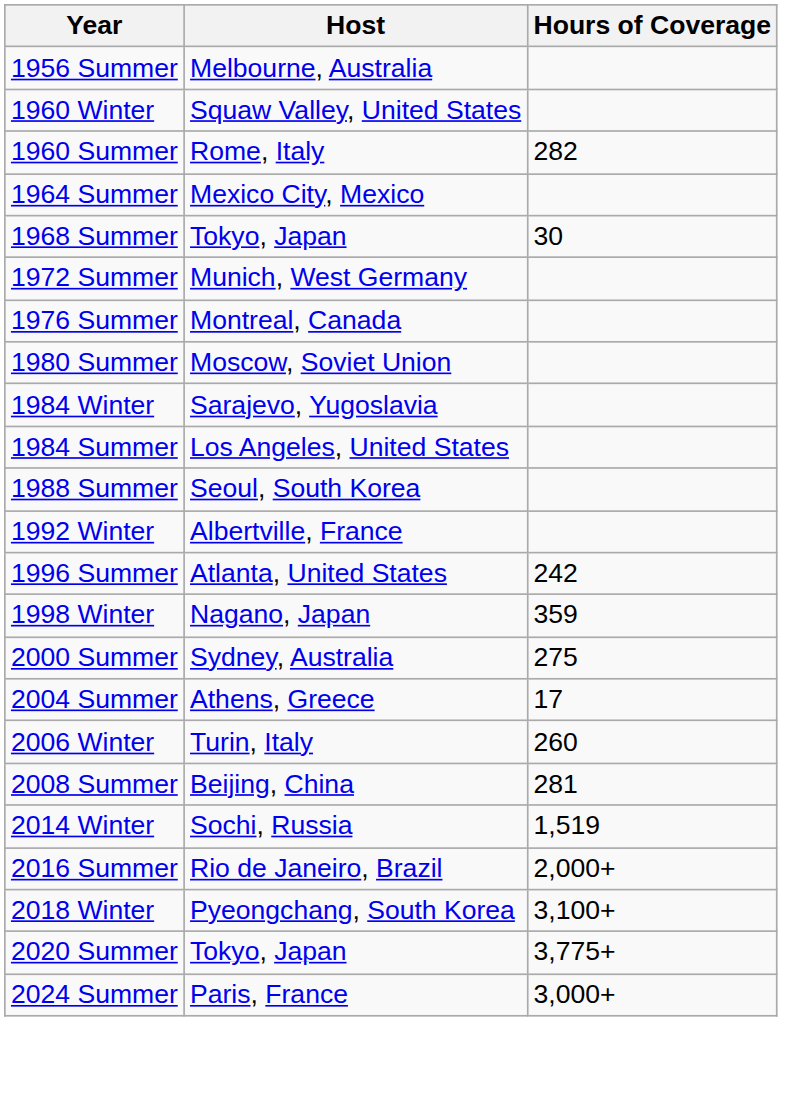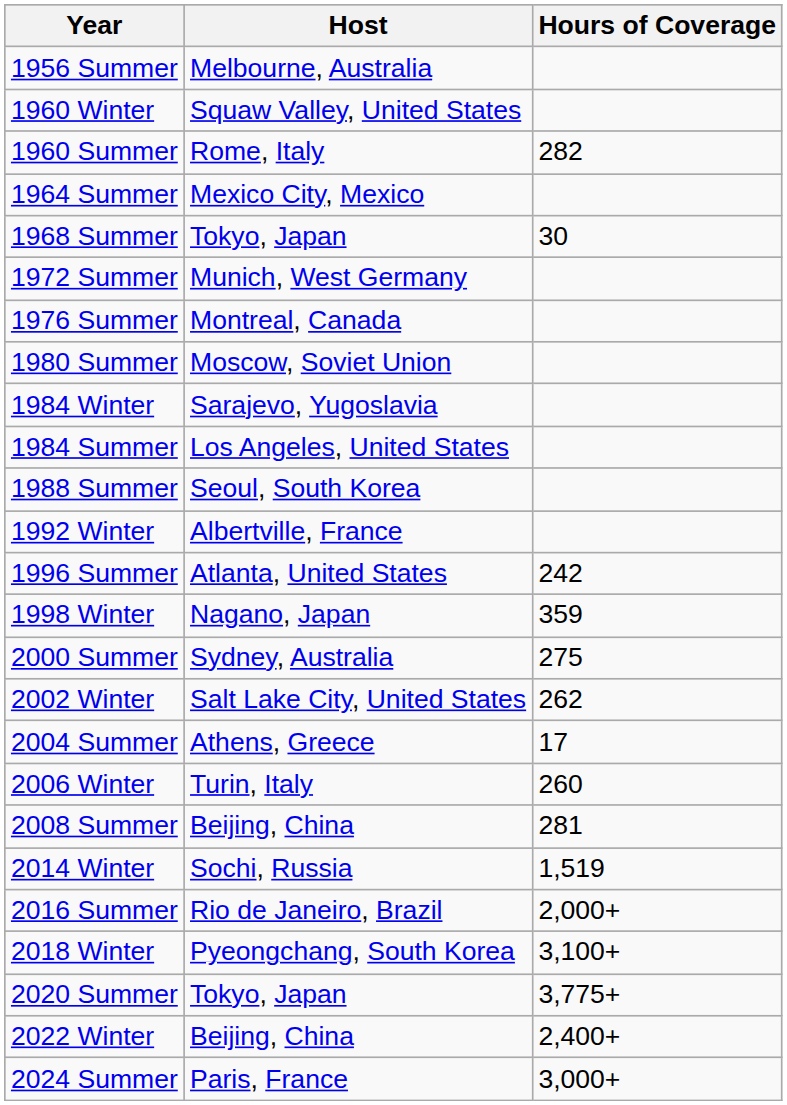+ row: (83, 699)
+ row: (83, 1036)
